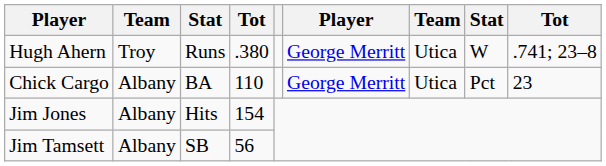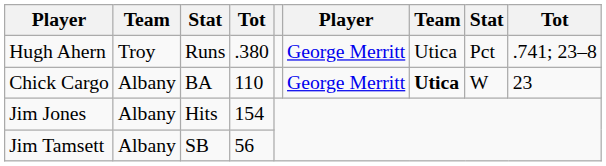(479, 51) W -> (482, 51) Pct
(436, 82) normal -> (437, 82) bold
(482, 82) Pct -> (479, 82) W
